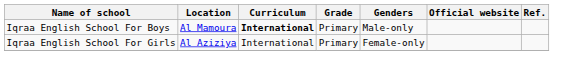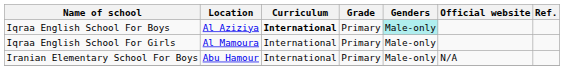(208, 27) Al Mamoura -> (231, 27) Al Aziziya
(388, 27) no background -> (410, 27) paleturquoise background
(208, 42) Al Aziziya -> (231, 42) Al Mamoura
(394, 42) Female-only -> (410, 42) Male-only
+ row: (102, 58)
